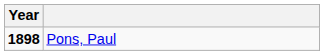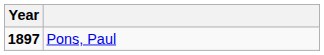(24, 38) 1898 -> (24, 38) 1897
